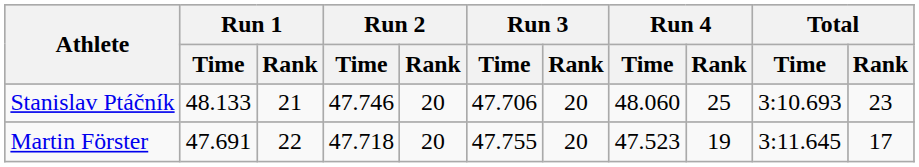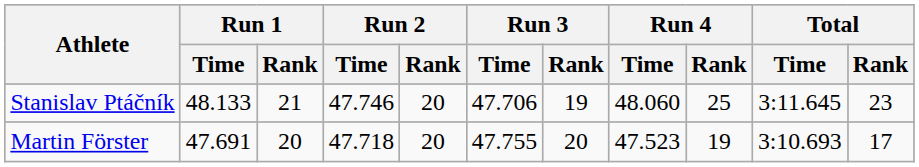(576, 102) 20 -> (576, 102) 19
(800, 102) 3:10.693 -> (800, 102) 3:11.645
(290, 142) 22 -> (290, 142) 20
(800, 142) 3:11.645 -> (800, 142) 3:10.693
